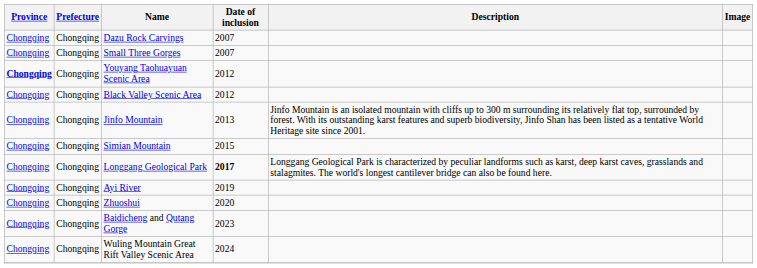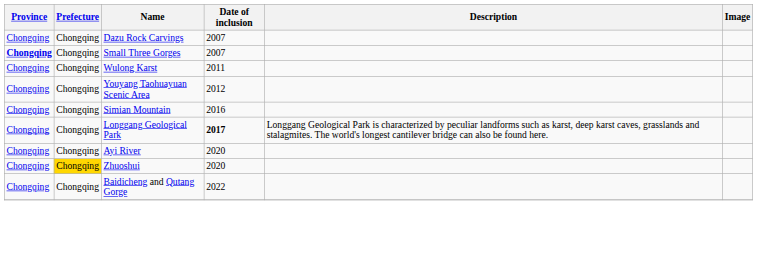(28, 53) normal -> (29, 53) bold
+ row: (130, 68)
(29, 73) bold -> (28, 89) normal
- row: (152, 94)
- row: (133, 120)
(225, 146) 2015 -> (216, 109) 2016
(225, 187) 2019 -> (216, 151) 2020
(78, 203) no background -> (78, 166) gold background
(225, 223) 2023 -> (216, 186) 2022
- row: (149, 249)
